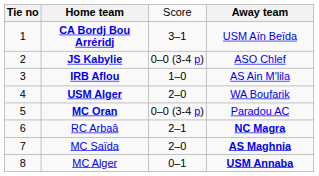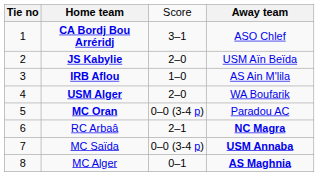(260, 36) USM Aïn Beïda -> (260, 36) ASO Chlef
(177, 59) 0–0 (3-4 p) -> (177, 59) 2–0
(260, 59) ASO Chlef -> (260, 59) USM Aïn Beïda
(177, 146) 2–0 -> (177, 146) 0–0 (3-4 p)
(260, 146) AS Maghnia -> (260, 146) USM Annaba
(260, 163) USM Annaba -> (260, 163) AS Maghnia
